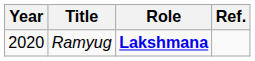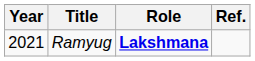(26, 42) 2020 -> (26, 42) 2021
